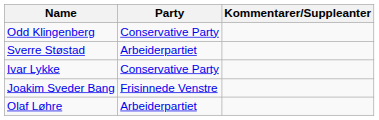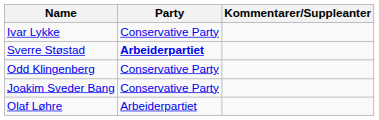rows swapped: (51, 32) <-> (33, 69)
(159, 50) normal -> (162, 50) bold
(169, 87) Frisinnede Venstre -> (170, 87) Conservative Party
